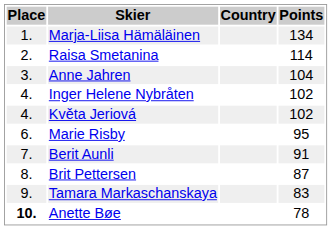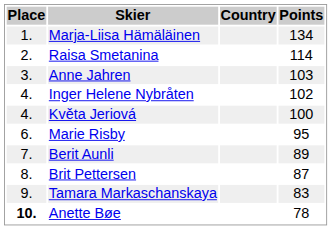(301, 75) 104 -> (301, 75) 103
(301, 114) 102 -> (301, 114) 100
(301, 154) 91 -> (301, 154) 89
